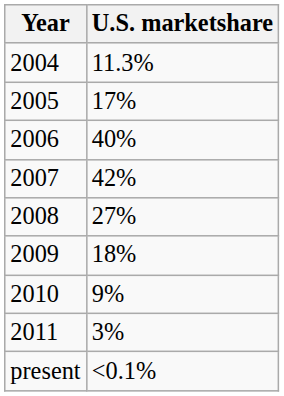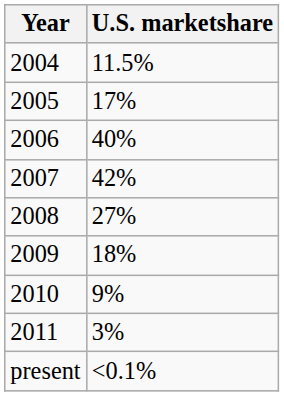(123, 62) 11.3% -> (123, 62) 11.5%
